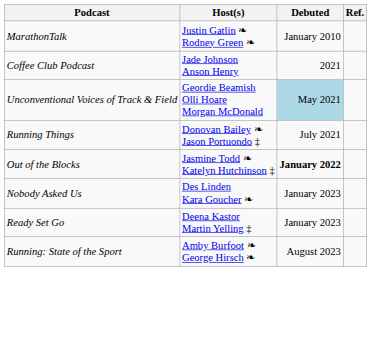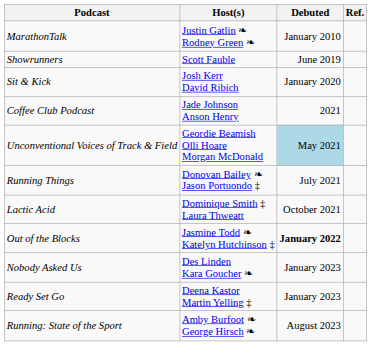+ row: (35, 59)
+ row: (29, 82)
+ row: (31, 209)
